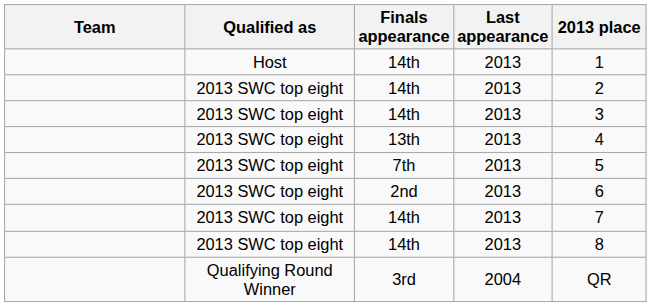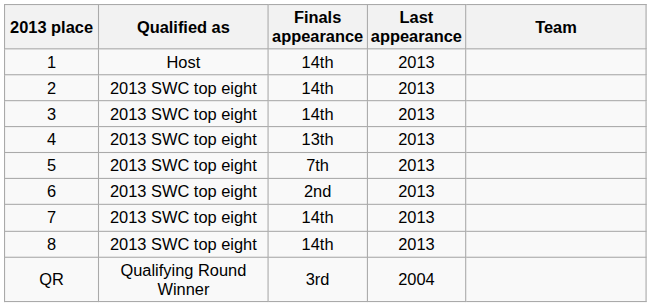columns swapped: (95, 27) <-> (599, 27)
